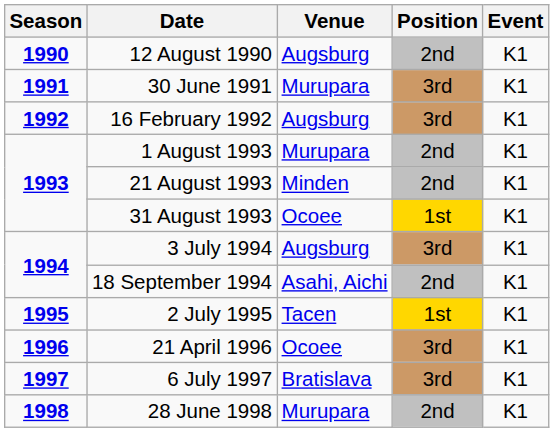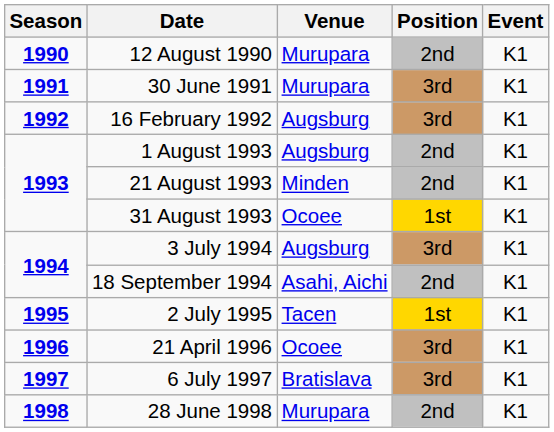(325, 54) Augsburg -> (325, 54) Murupara
(325, 151) Murupara -> (325, 151) Augsburg
